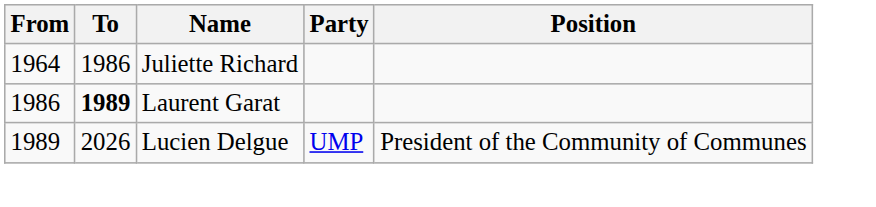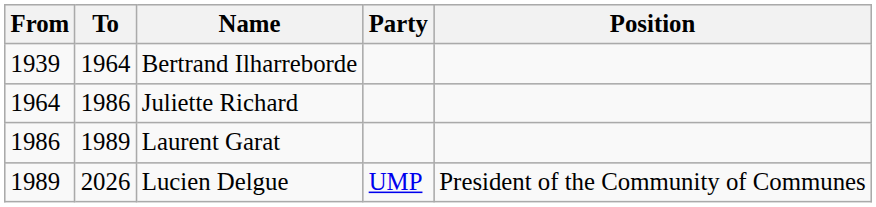+ row: (249, 63)
(106, 102) bold -> (106, 142) normal
